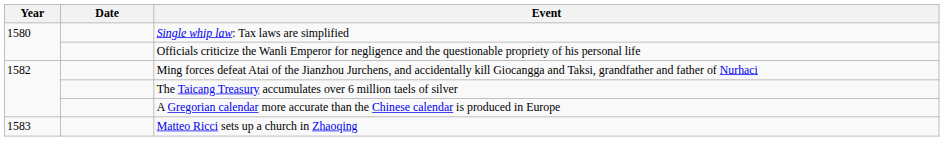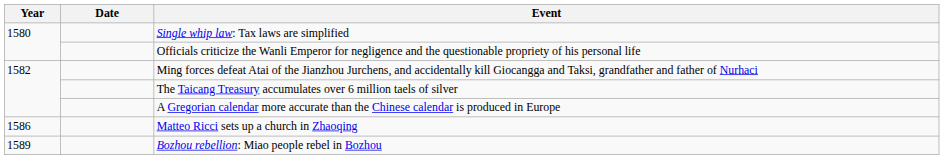(19, 126) 1583 -> (19, 126) 1586
+ row: (269, 145)
